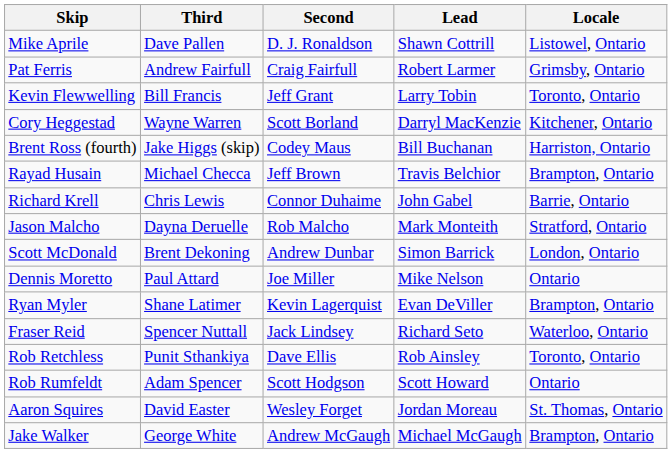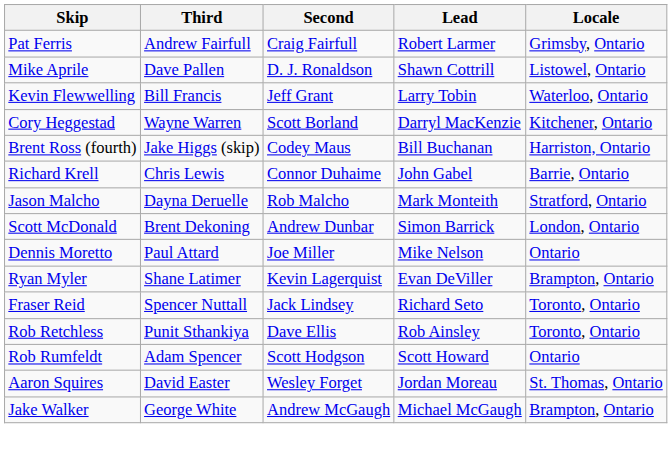rows swapped: (48, 43) <-> (40, 69)
(585, 95) Toronto, Ontario -> (589, 95) Waterloo, Ontario
- row: (55, 174)
(589, 331) Waterloo, Ontario -> (585, 305) Toronto, Ontario
